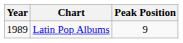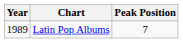(145, 29) 9 -> (145, 29) 7
